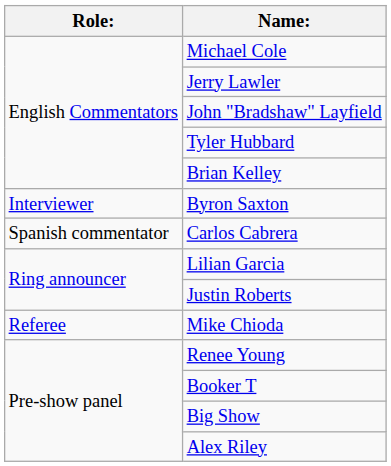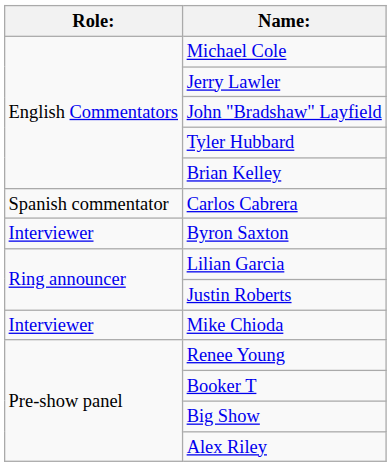rows swapped: (242, 233) <-> (238, 203)
(37, 324) Referee -> (51, 324) Interviewer
